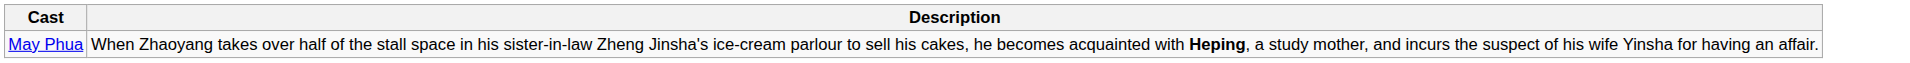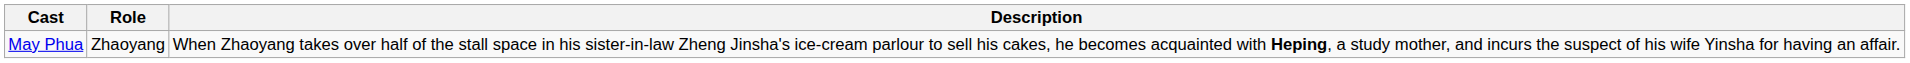+ column: (128, 17)
